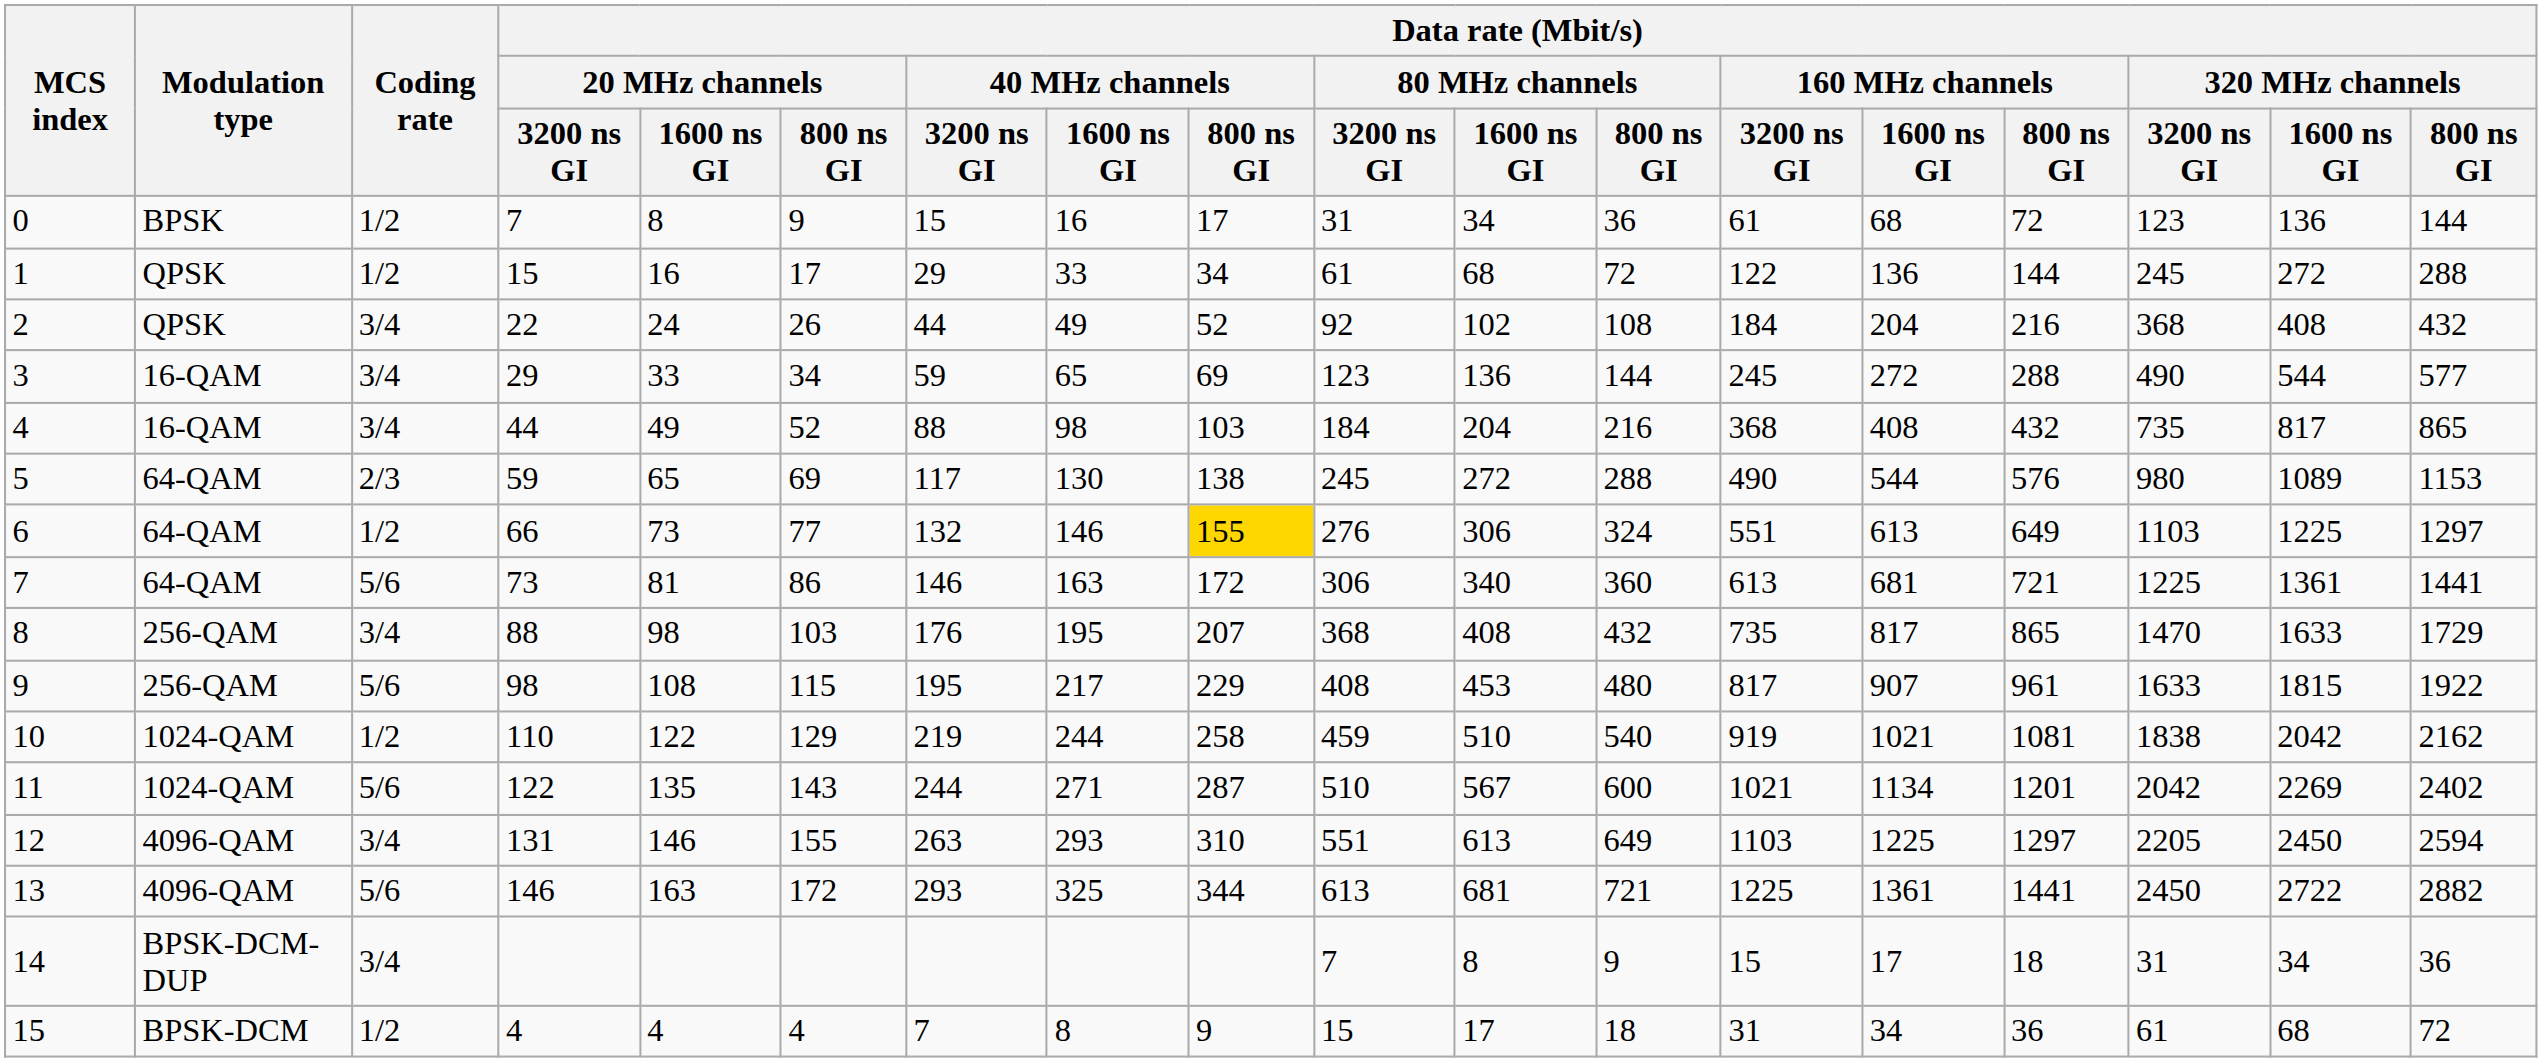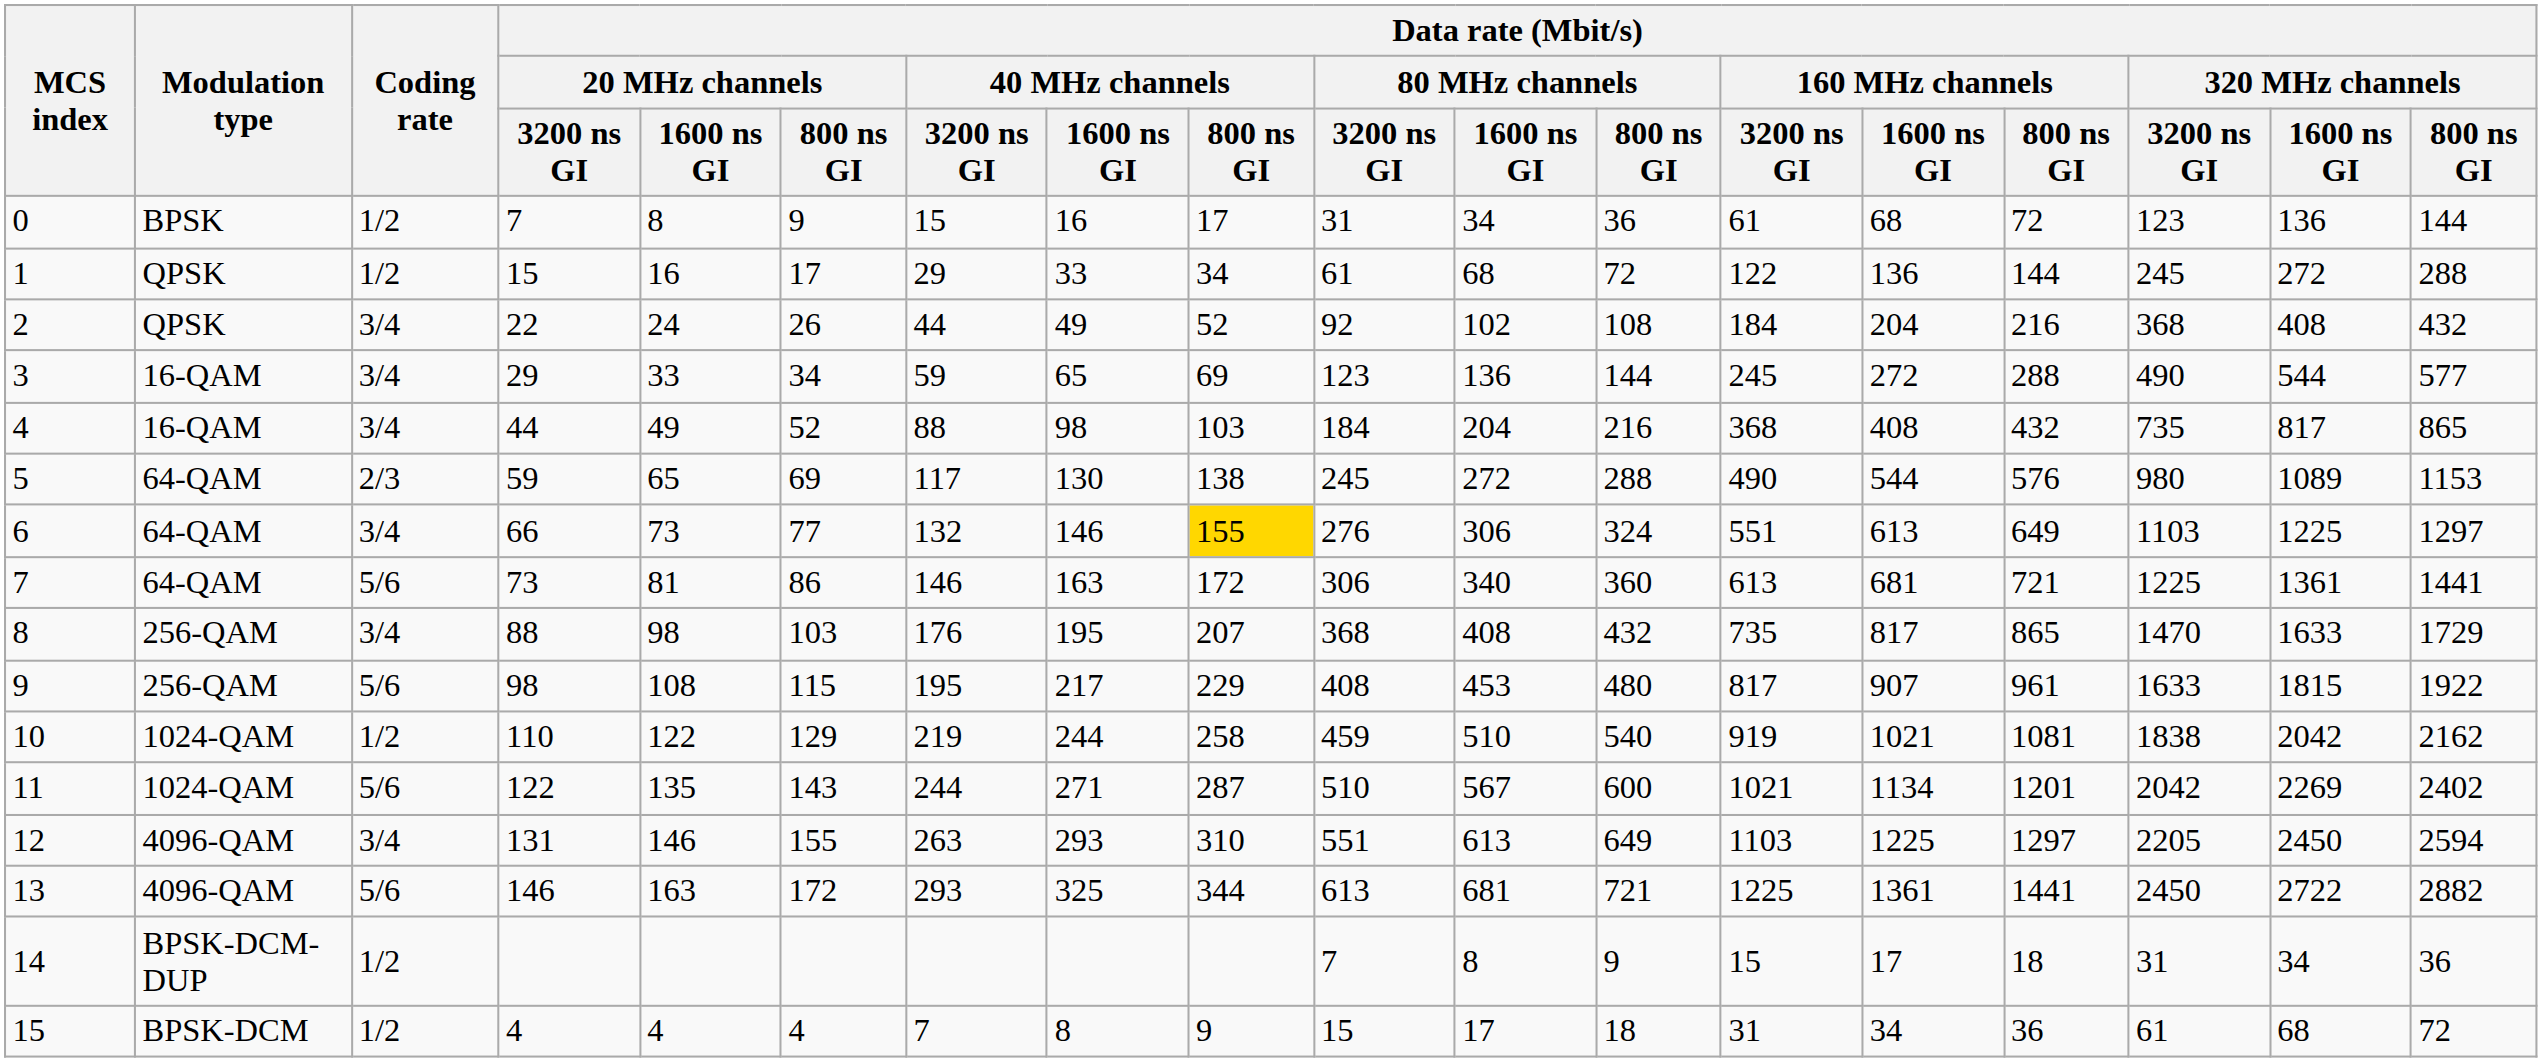(380, 530) 1/2 -> (380, 530) 3/4
(380, 960) 3/4 -> (380, 960) 1/2
